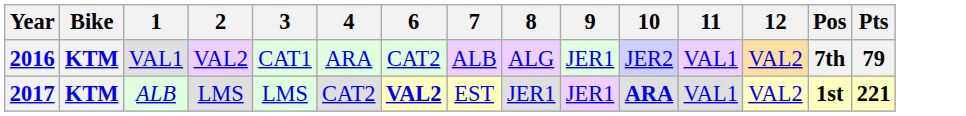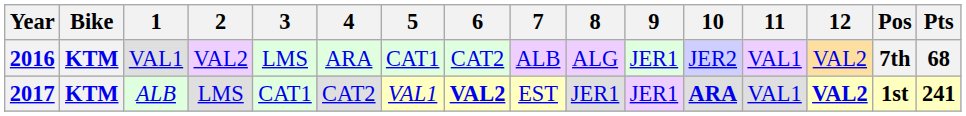+ column: (413, 22)
(285, 57) CAT1 -> (285, 57) LMS
(874, 57) 79 -> (939, 57) 68
(285, 93) LMS -> (285, 93) CAT1
(775, 93) normal -> (840, 93) bold
(874, 93) 221 -> (939, 93) 241
